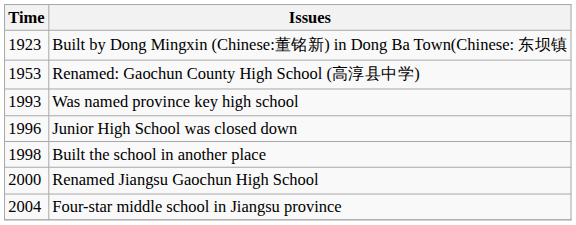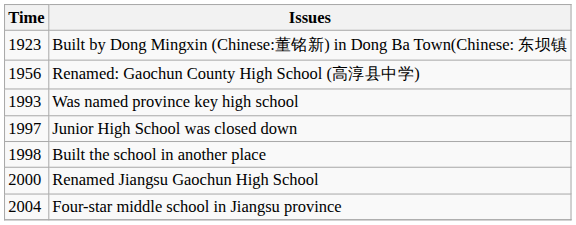(25, 74) 1953 -> (25, 74) 1956
(25, 128) 1996 -> (25, 128) 1997
